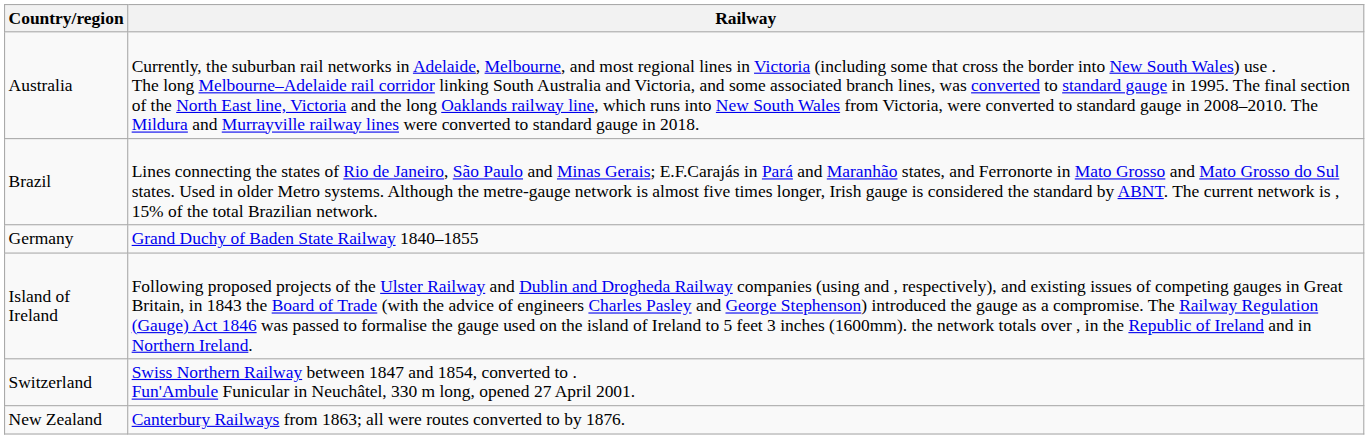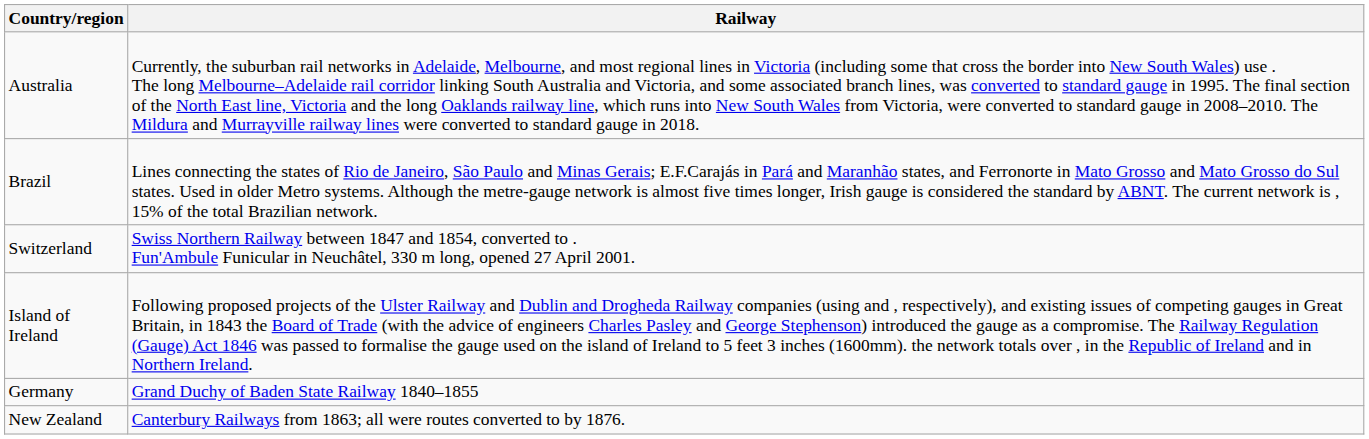rows swapped: (41, 238) <-> (50, 382)
